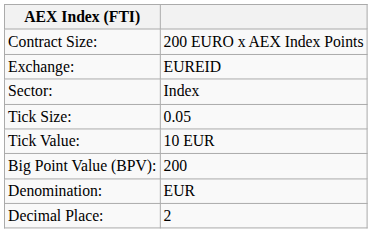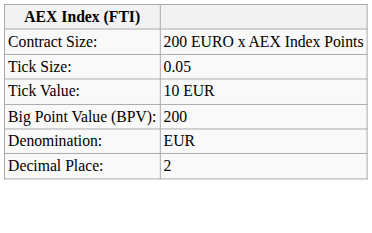- row: (41, 66)
- row: (30, 91)
